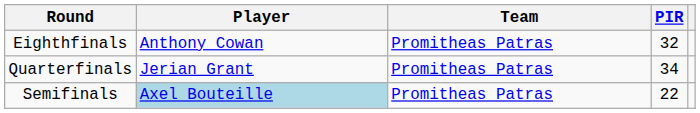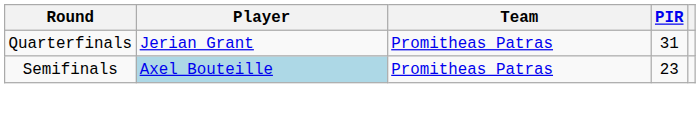- row: (70, 43)
(669, 69) 34 -> (669, 43) 31
(669, 95) 22 -> (669, 69) 23
